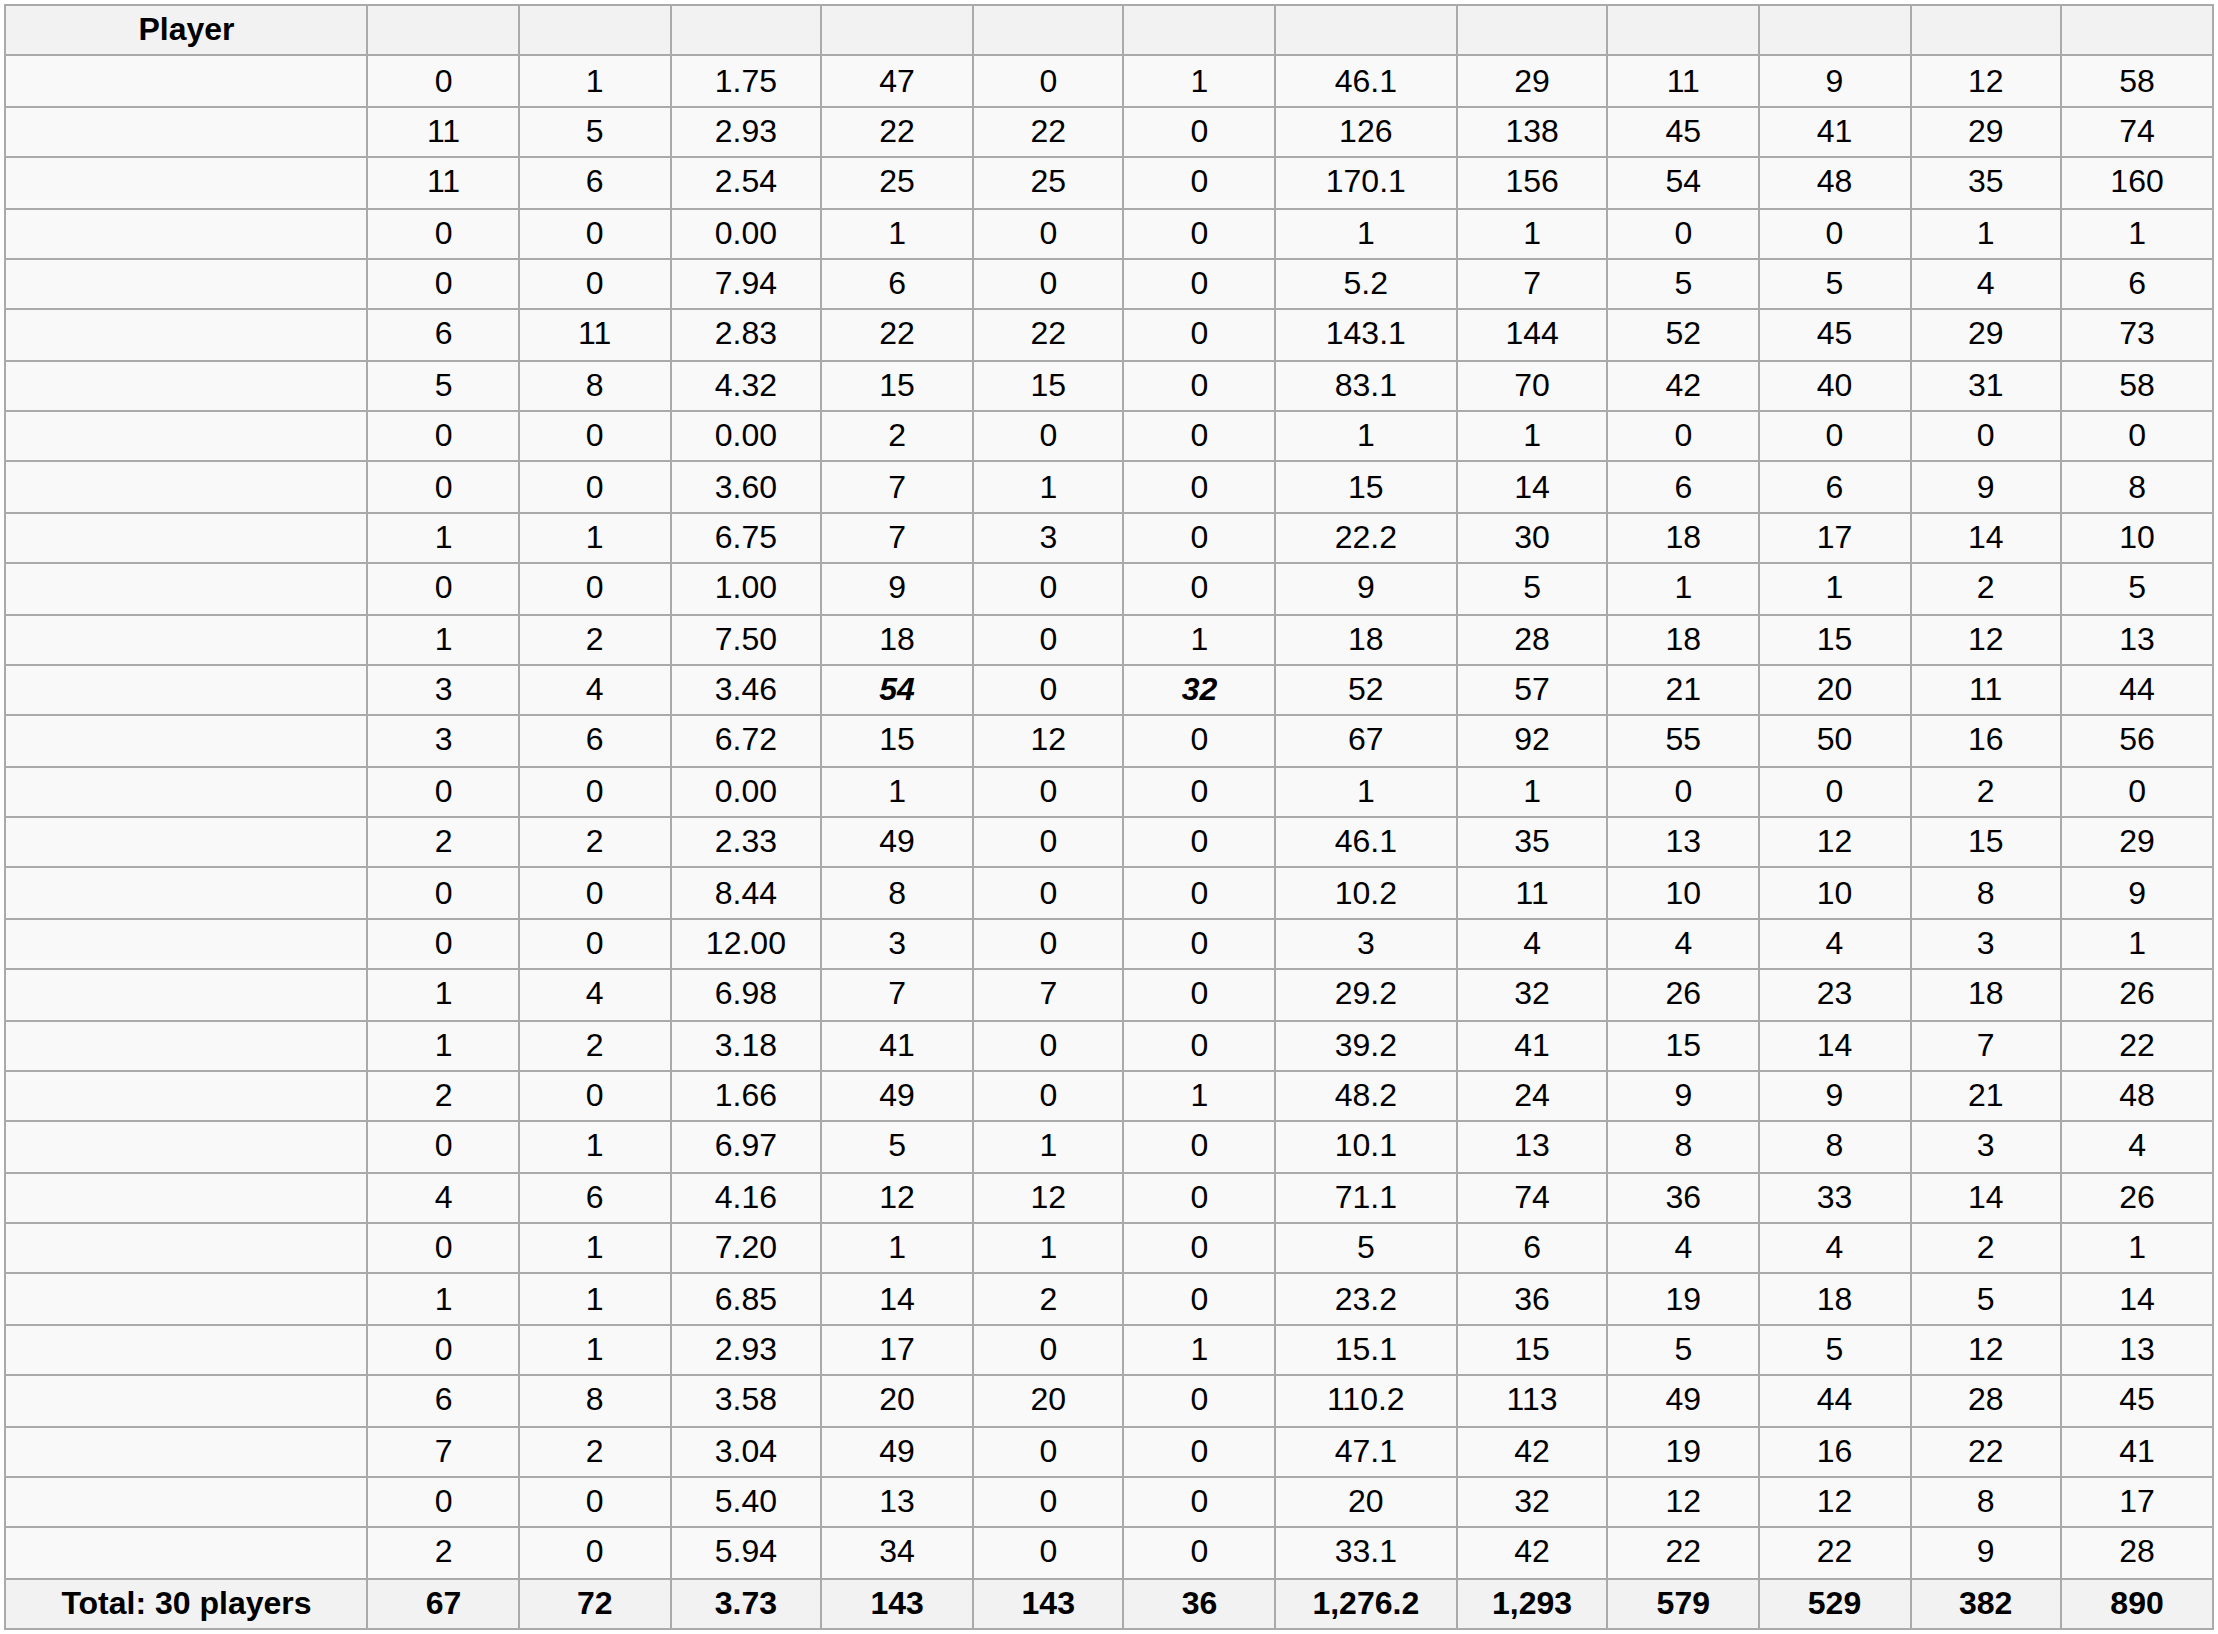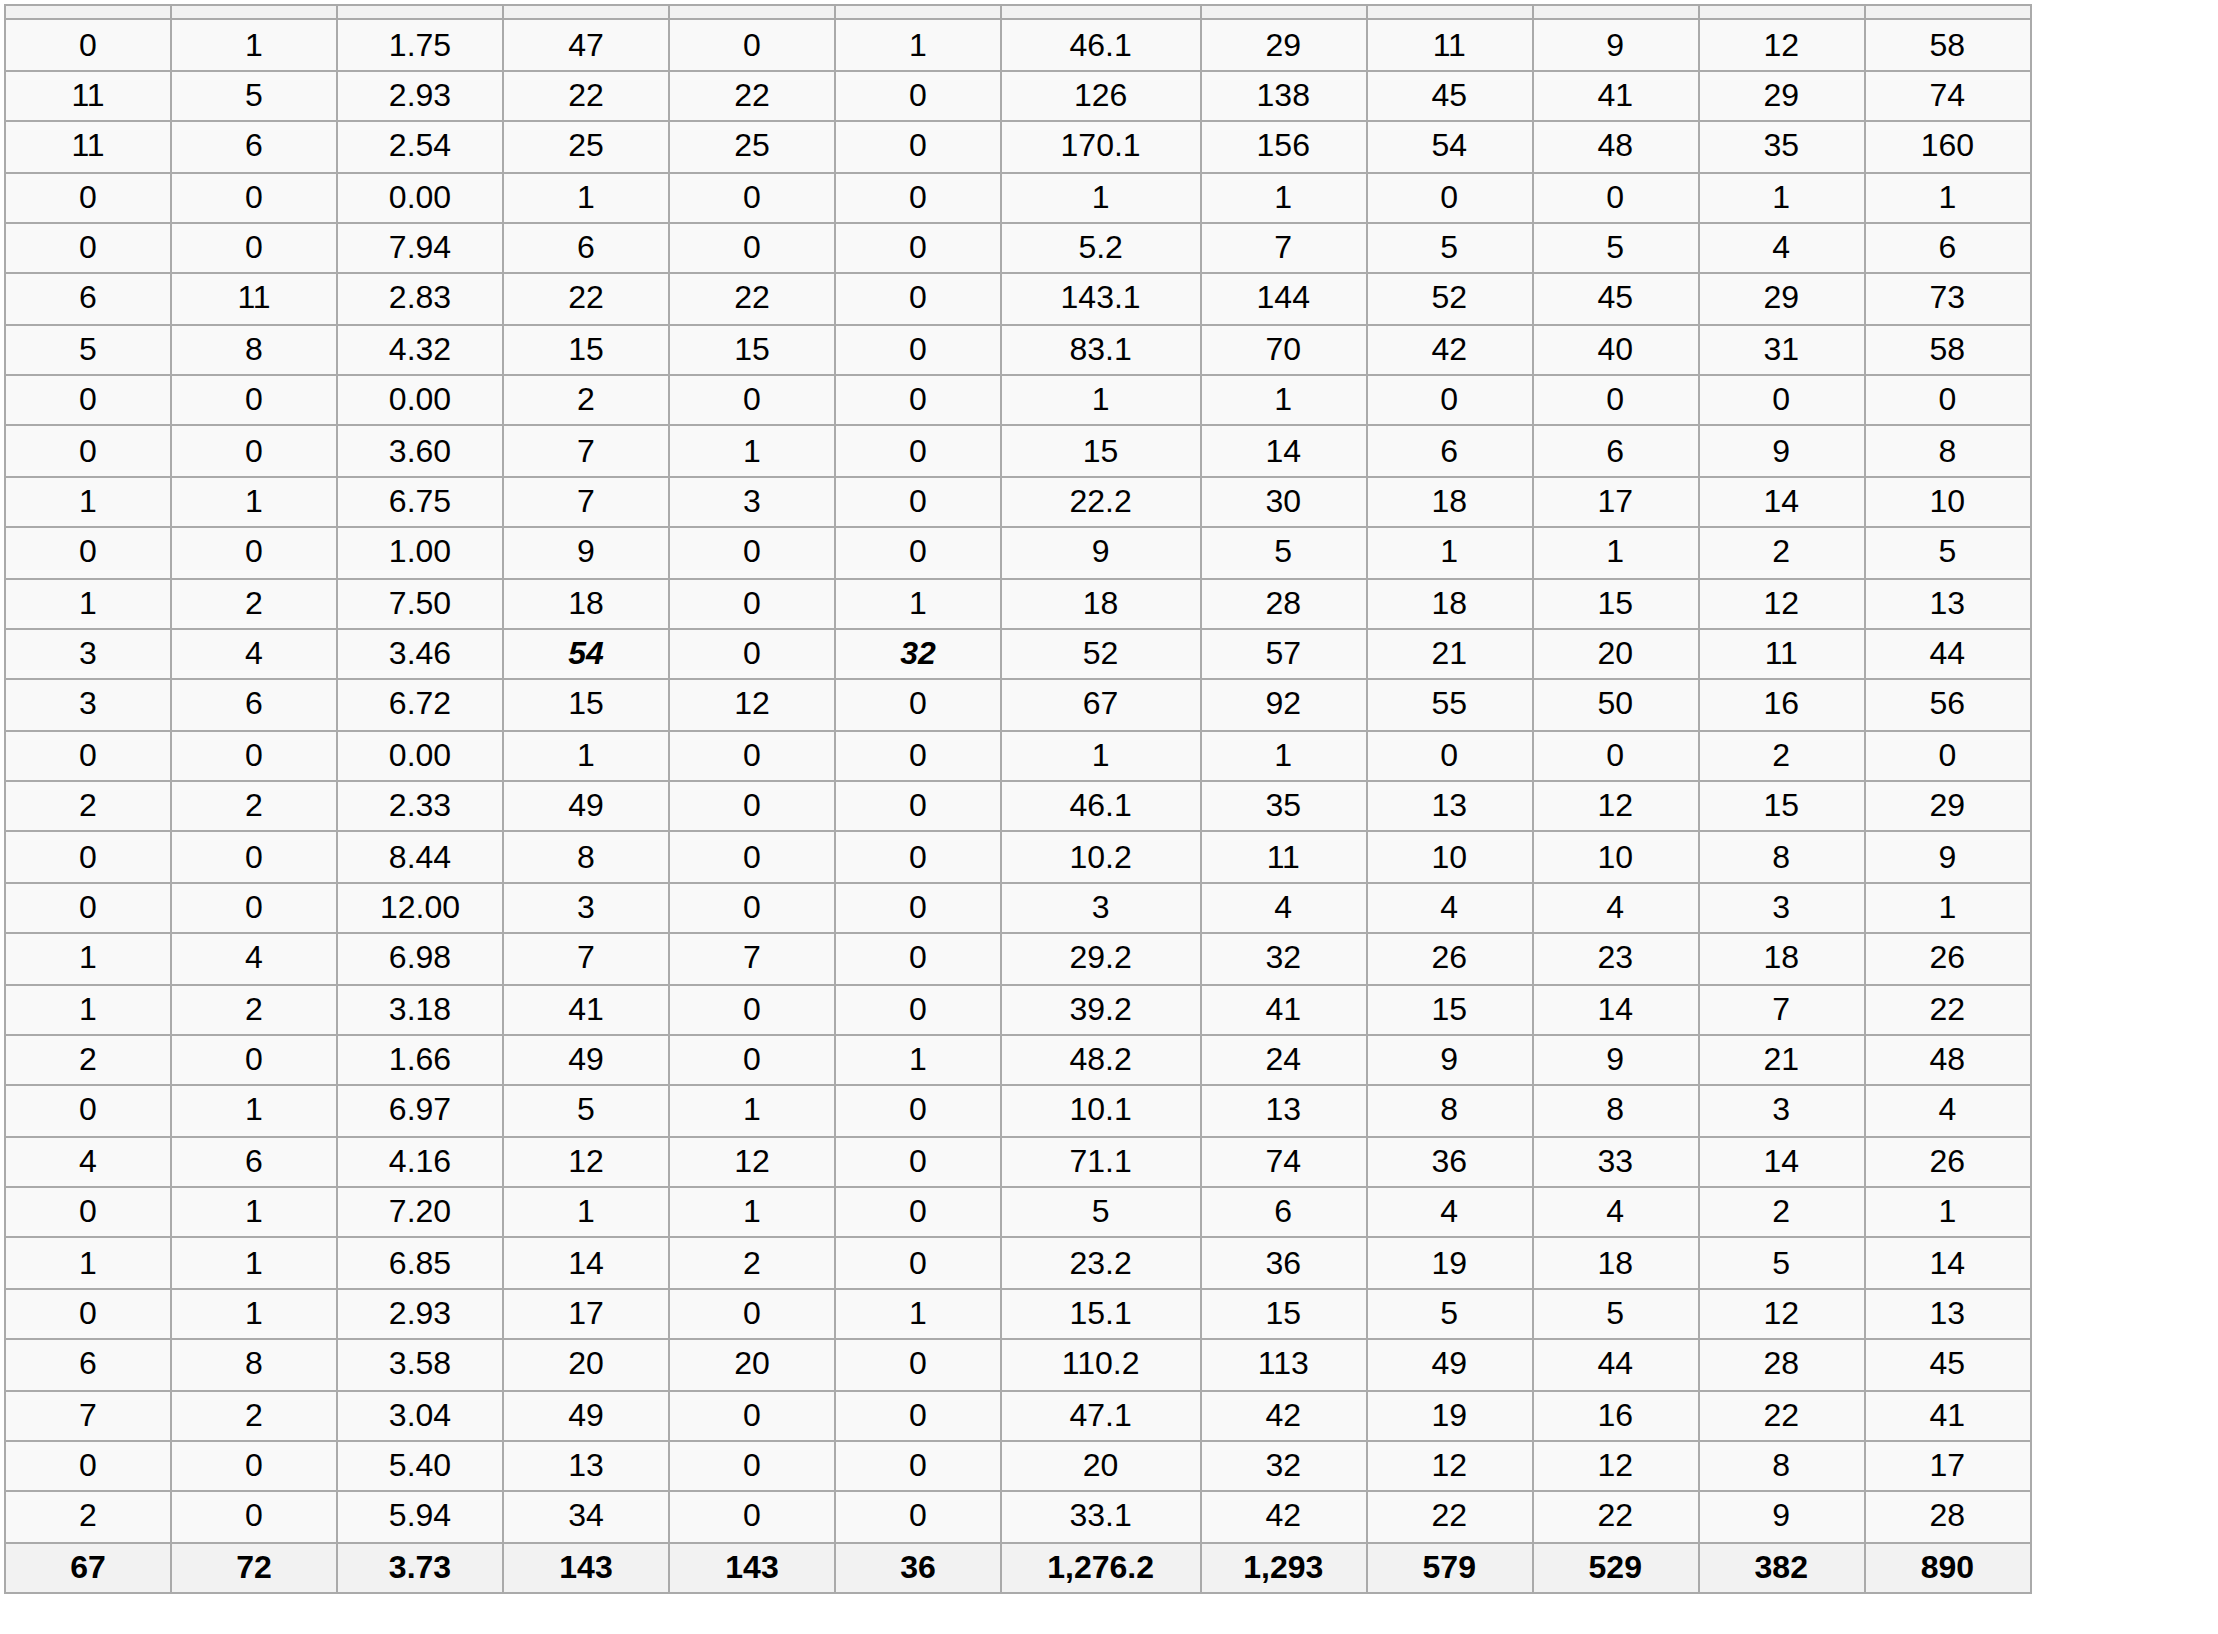- column: (186, 29)
